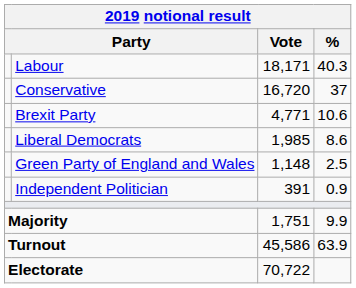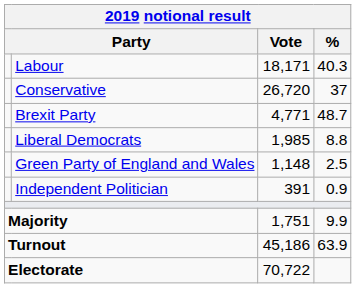(286, 90) 16,720 -> (286, 90) 26,720
(332, 115) 10.6 -> (332, 115) 48.7
(337, 139) 8.6 -> (337, 139) 8.8
(286, 245) 45,586 -> (286, 245) 45,186
